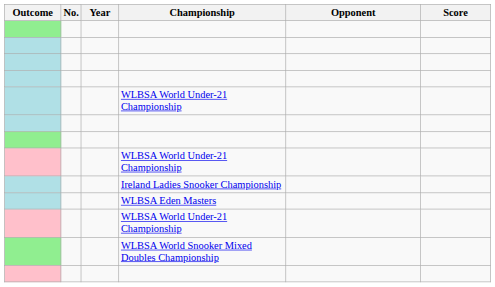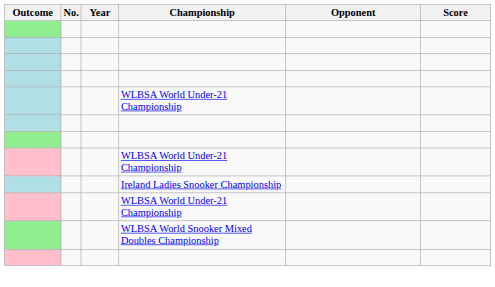- row: (33, 201)
